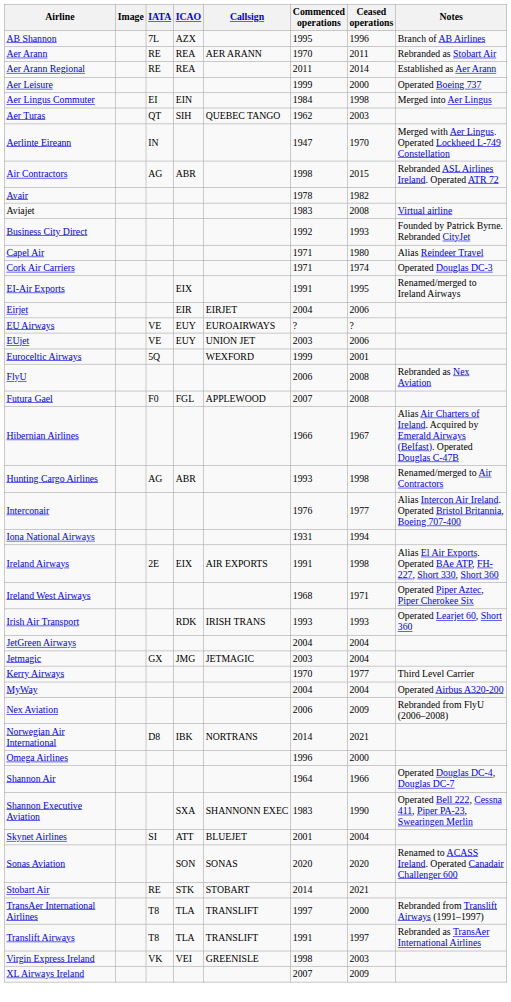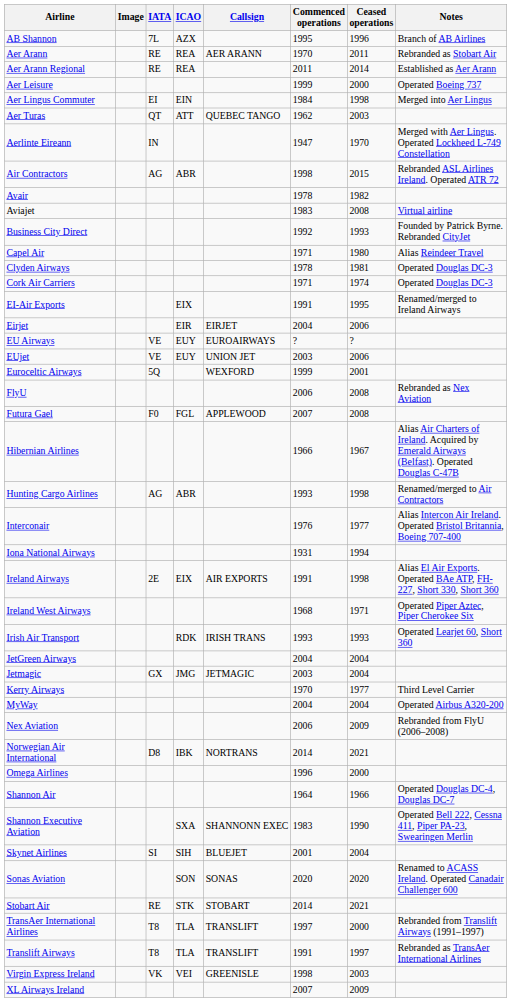(184, 116) SIH -> (185, 116) ATT
+ row: (38, 268)
(185, 837) ATT -> (184, 852) SIH
